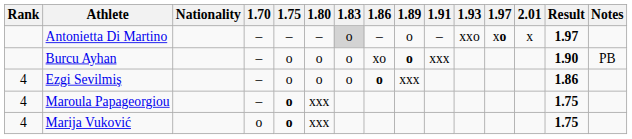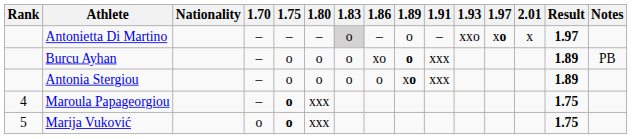(566, 58) 1.90 -> (566, 58) 1.89
+ row: (92, 79)
- row: (84, 79)
(23, 123) 4 -> (23, 123) 5
